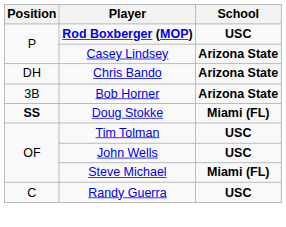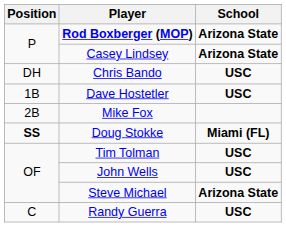(238, 34) USC -> (238, 34) Arizona State
(238, 73) Arizona State -> (238, 73) USC
+ row: (127, 93)
+ row: (127, 113)
- row: (127, 93)
(238, 172) Miami (FL) -> (238, 192) Arizona State
